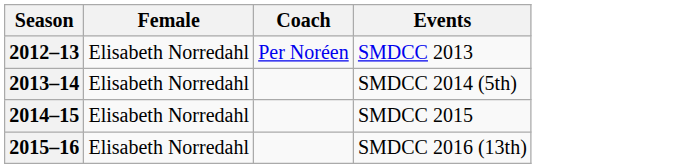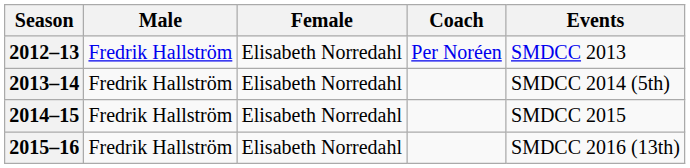+ column: (160, 20)
